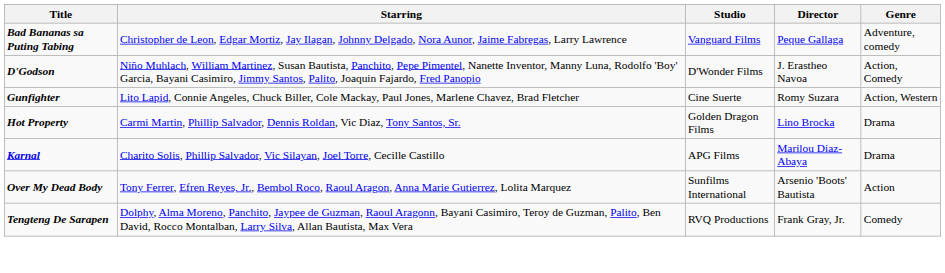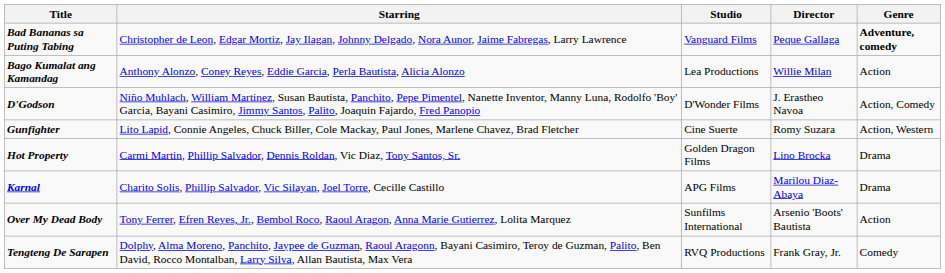(889, 39) normal -> (887, 39) bold
+ row: (51, 71)
